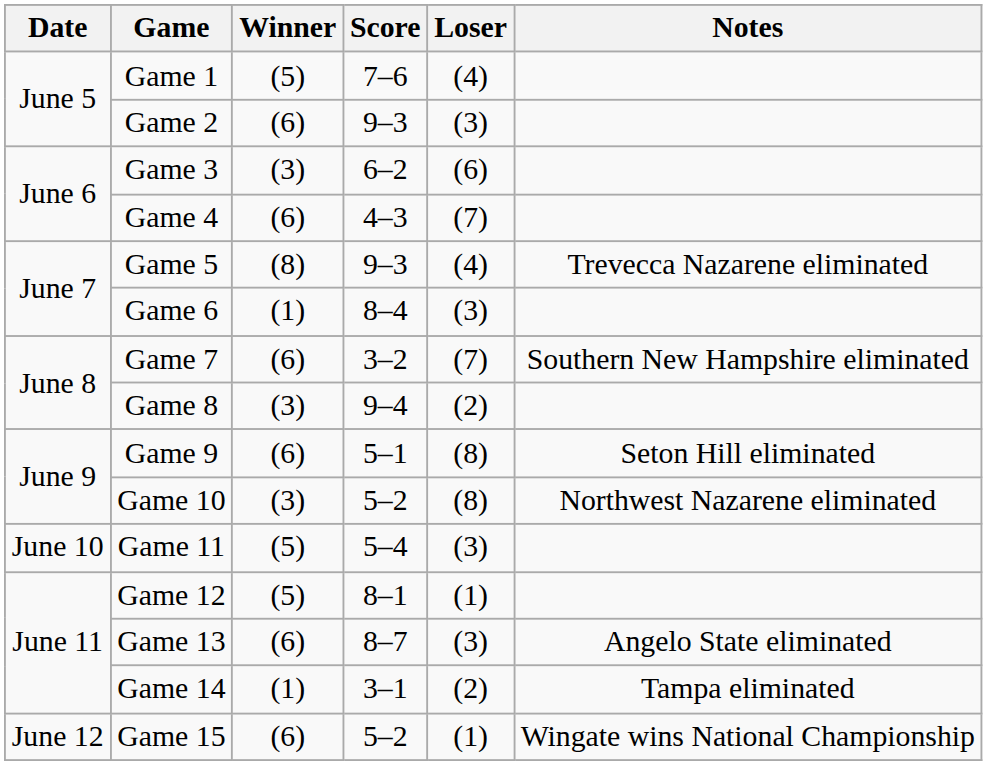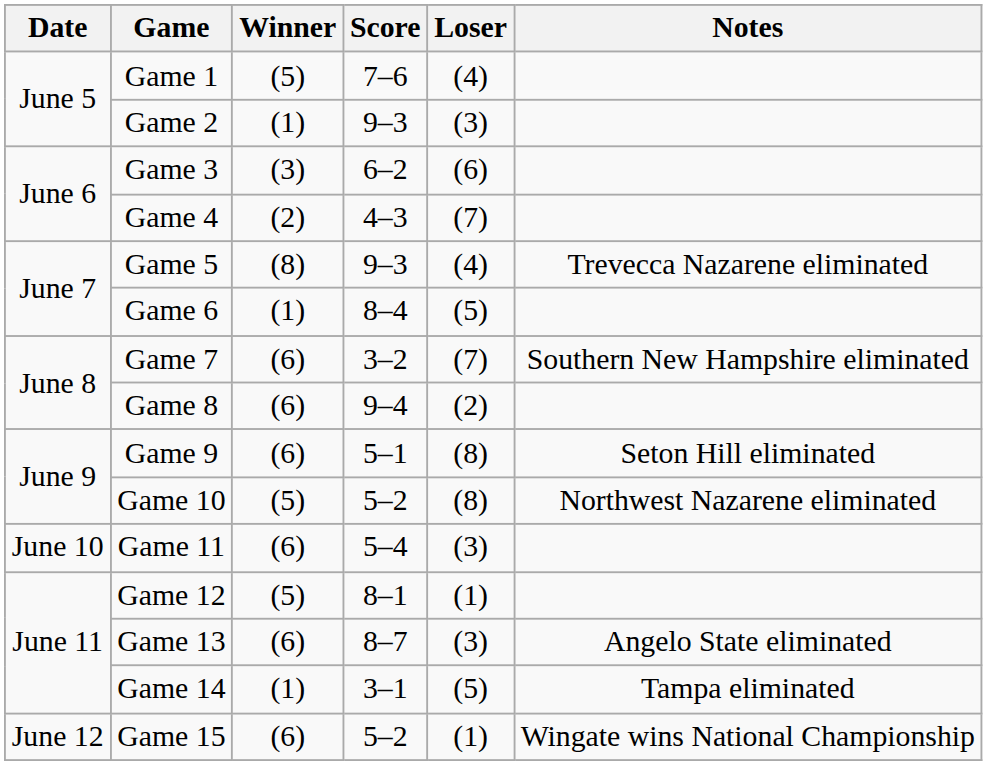(288, 122) (6) -> (288, 122) (1)
(288, 216) (6) -> (288, 216) (2)
(471, 311) (3) -> (471, 311) (5)
(288, 405) (3) -> (288, 405) (6)
(288, 500) (3) -> (288, 500) (5)
(288, 547) (5) -> (288, 547) (6)
(471, 688) (2) -> (471, 688) (5)
